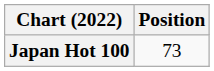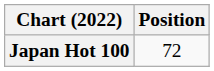(172, 50) 73 -> (172, 50) 72
